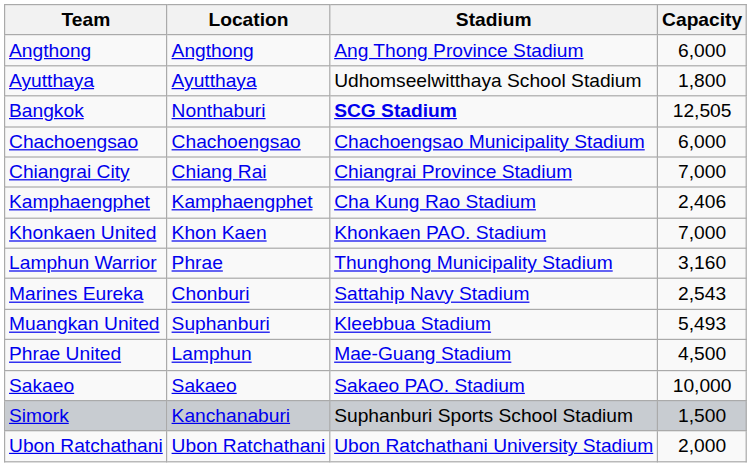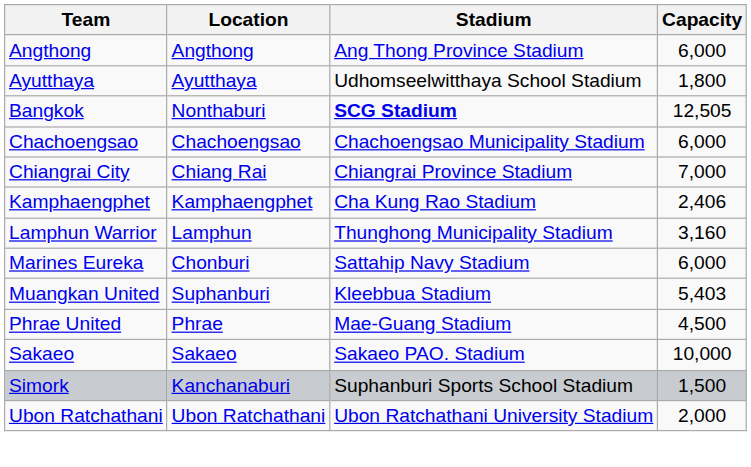- row: (83, 232)
(197, 263) Phrae -> (212, 232) Lamphun
(702, 293) 2,543 -> (702, 263) 6,000
(702, 324) 5,493 -> (702, 293) 5,403
(212, 354) Lamphun -> (197, 324) Phrae
